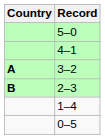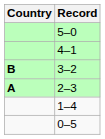(11, 69) A -> (11, 69) B
(11, 87) B -> (11, 87) A
